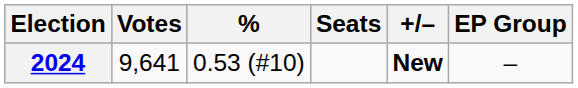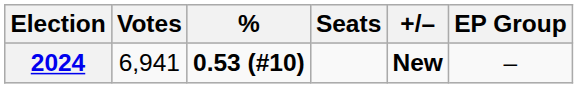(149, 62) 9,641 -> (149, 62) 6,941
(249, 62) normal -> (249, 62) bold
